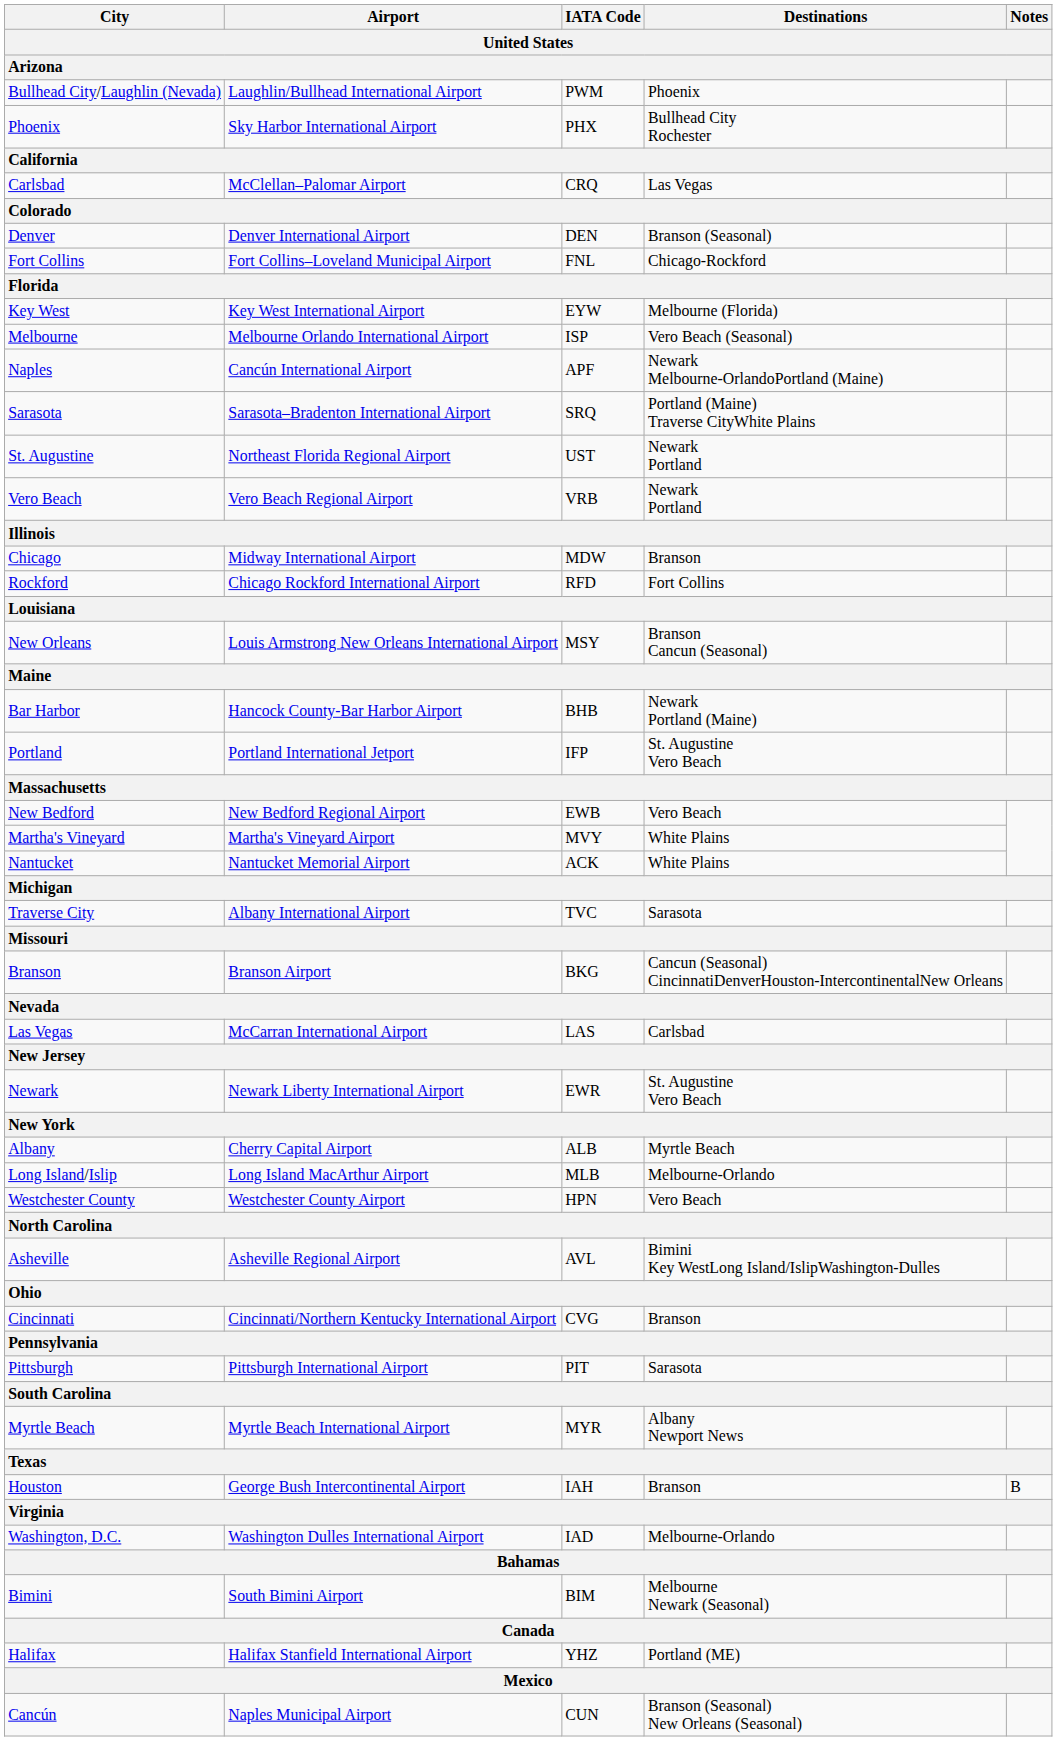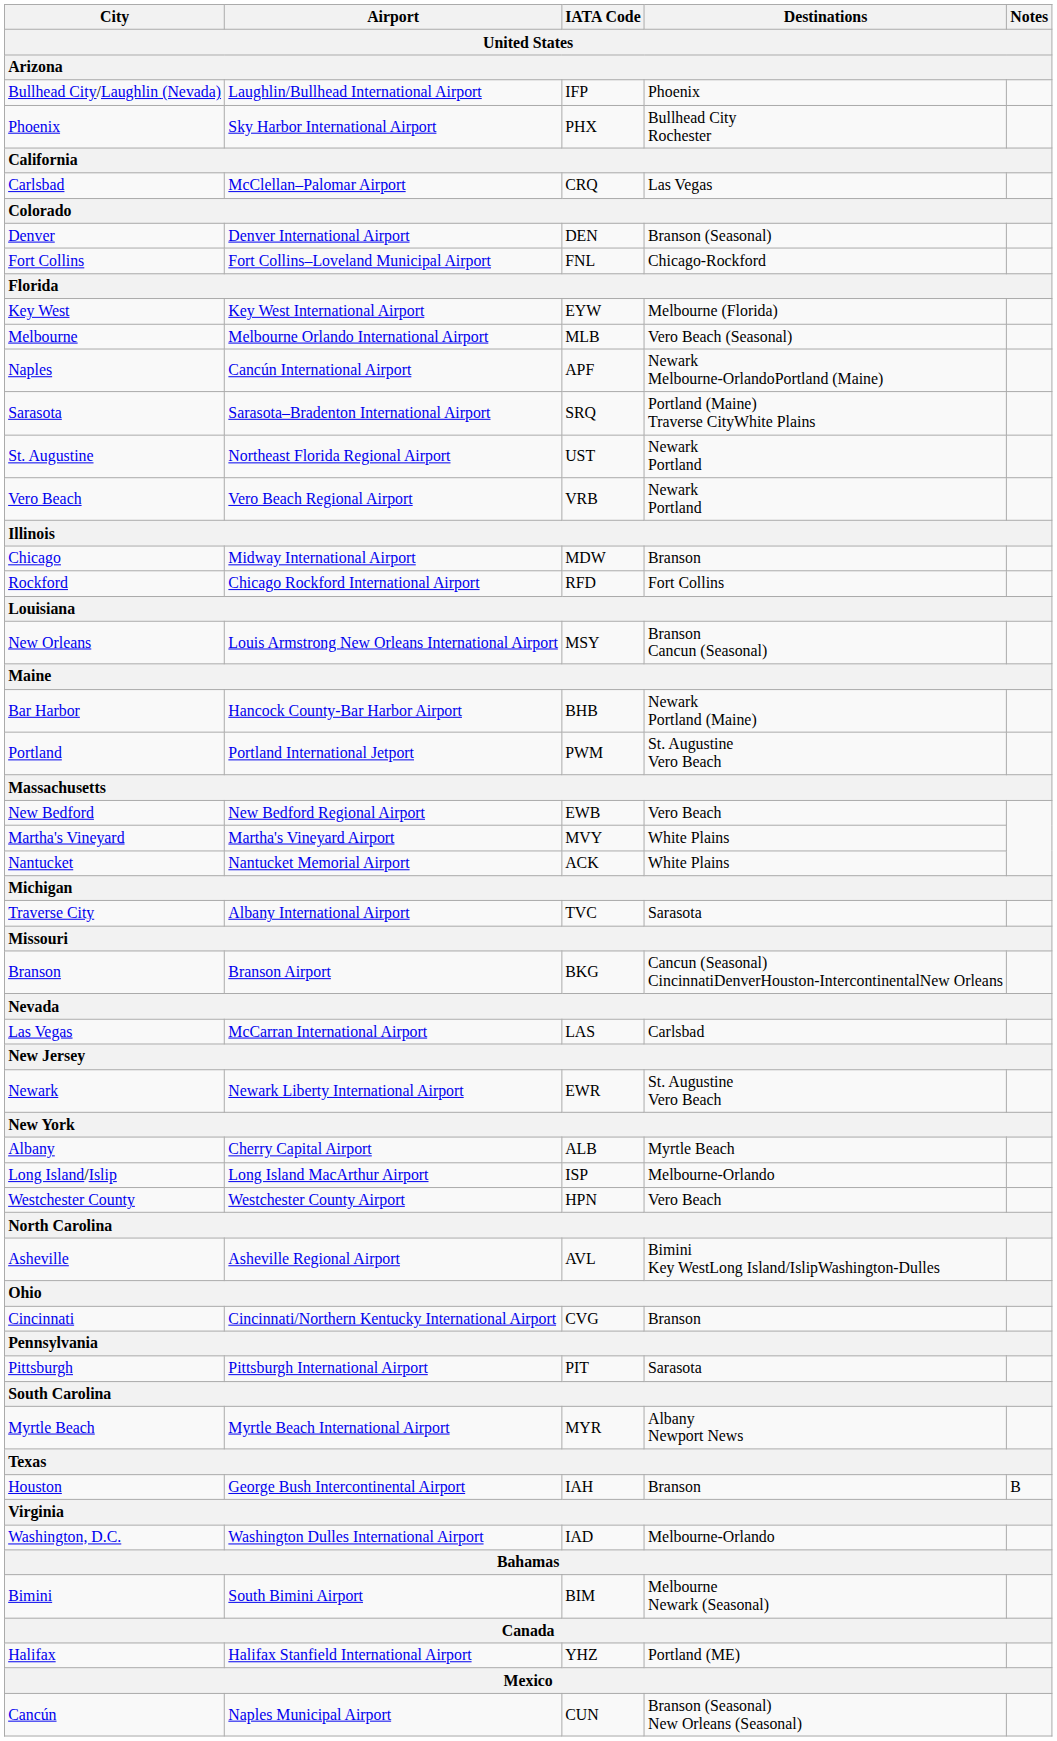(584, 92) PWM -> (577, 92) IFP
(577, 336) ISP -> (582, 336) MLB
(577, 753) IFP -> (584, 753) PWM
(582, 1174) MLB -> (577, 1174) ISP
